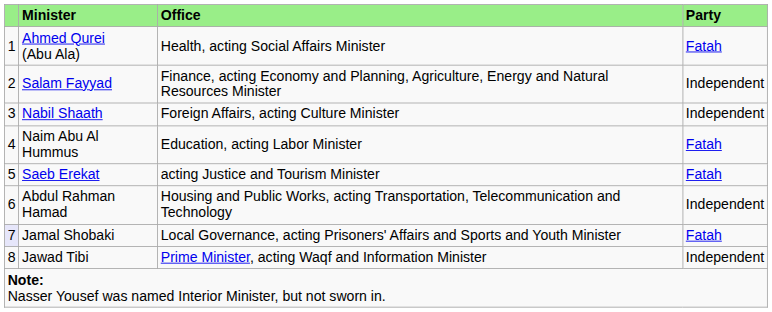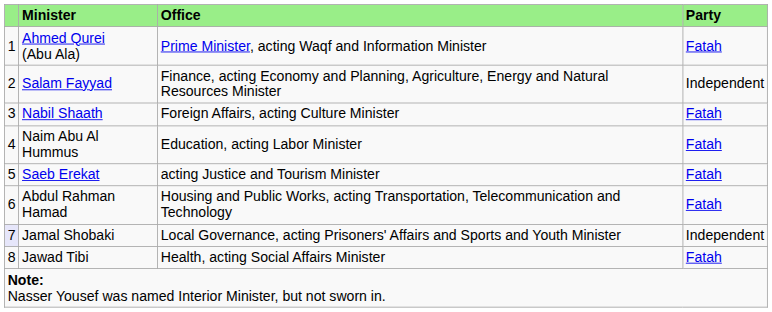(273, 45) Health, acting Social Affairs Minister -> (324, 45) Prime Minister, acting Waqf and Information Minister
(725, 114) Independent -> (704, 114) Fatah
(725, 205) Independent -> (704, 205) Fatah
(704, 235) Fatah -> (725, 235) Independent
(324, 257) Prime Minister, acting Waqf and Information Minister -> (273, 257) Health, acting Social Affairs Minister
(725, 257) Independent -> (704, 257) Fatah
